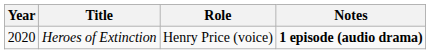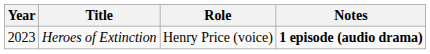(22, 37) 2020 -> (22, 37) 2023
